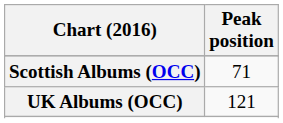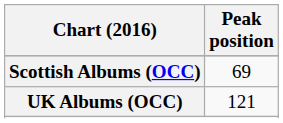(242, 71) 71 -> (242, 71) 69
